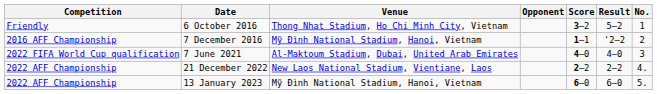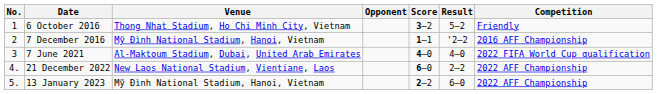columns swapped: (642, 11) <-> (93, 11)
(582, 68) 2–2 -> (424, 68) 6–0
(582, 82) 6–0 -> (424, 82) 2–2
